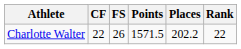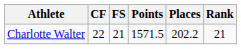(119, 34) 26 -> (119, 34) 21
(220, 34) 22 -> (220, 34) 21
